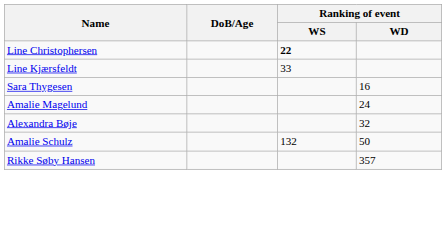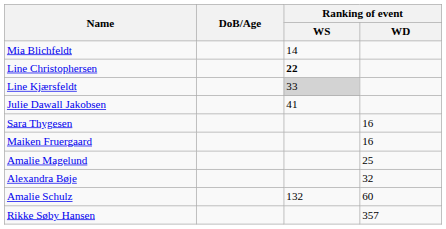+ row: (39, 50)
(286, 68) no background -> (292, 87) lightgrey background
+ row: (57, 105)
+ row: (49, 141)
(364, 105) 24 -> (368, 160) 25
(364, 141) 50 -> (368, 196) 60
